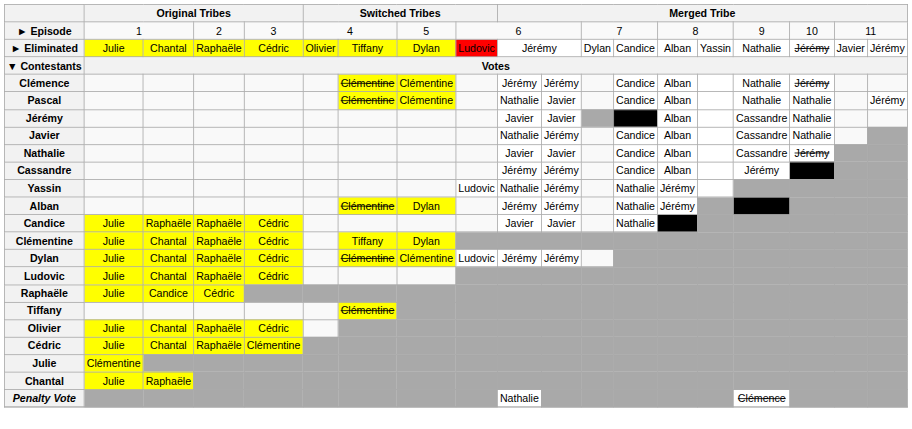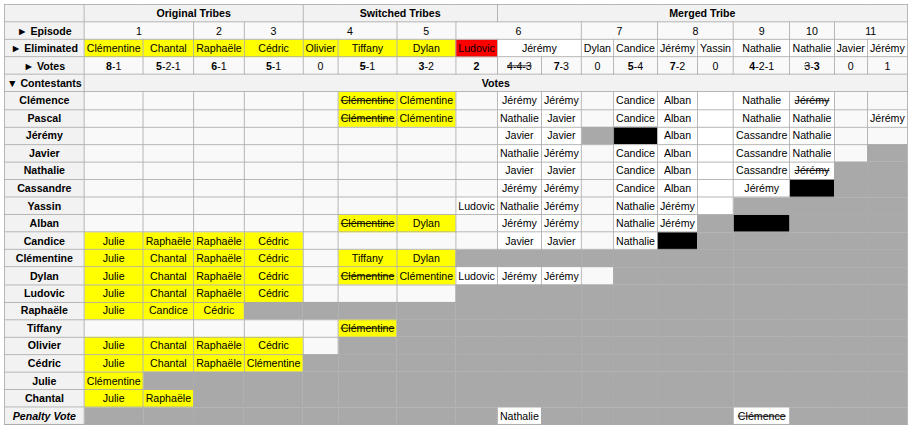(114, 48) Julie -> (114, 48) Clémentine
(677, 48) Alban -> (677, 48) Jérémy
(812, 48) Jérémy -> (812, 48) Nathalie
+ row: (44, 65)
